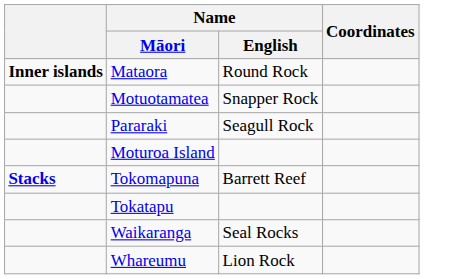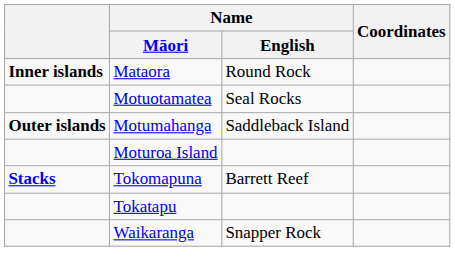(270, 98) Snapper Rock -> (263, 98) Seal Rocks
- row: (139, 125)
+ row: (162, 125)
(261, 233) Seal Rocks -> (273, 233) Snapper Rock
- row: (148, 260)
